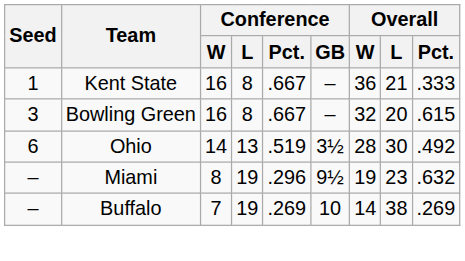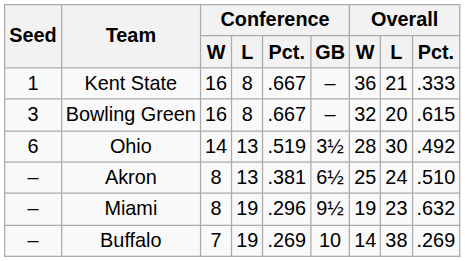+ row: (131, 177)
